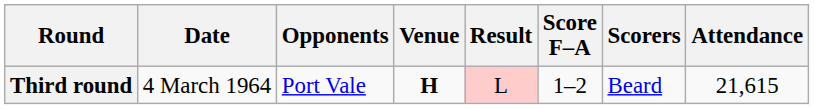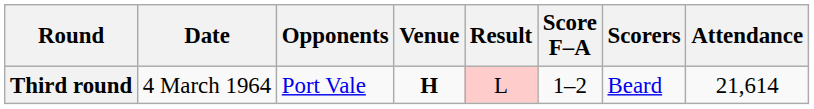(747, 84) 21,615 -> (747, 84) 21,614
